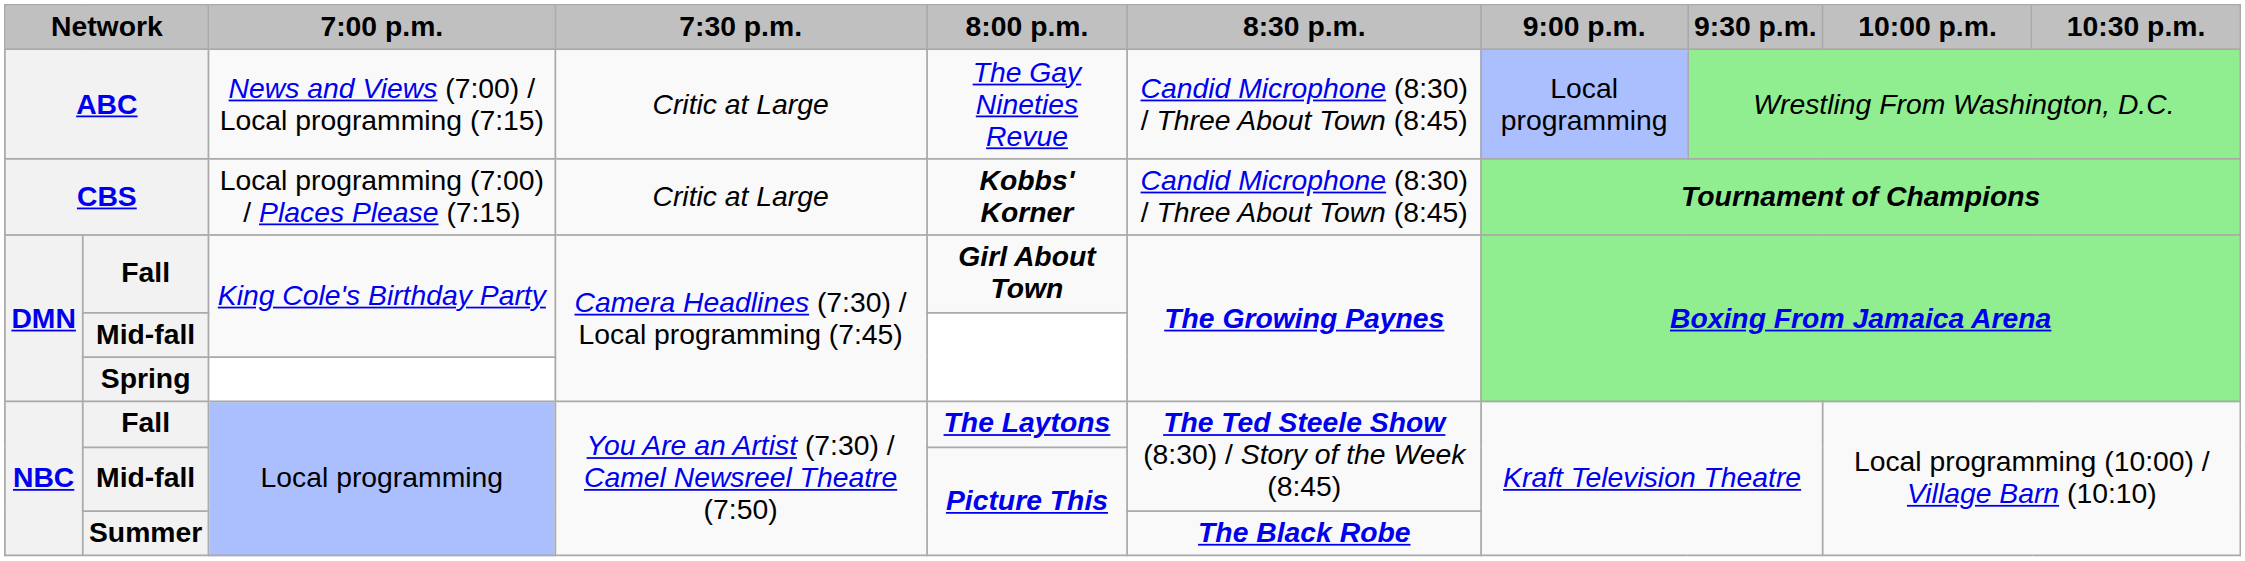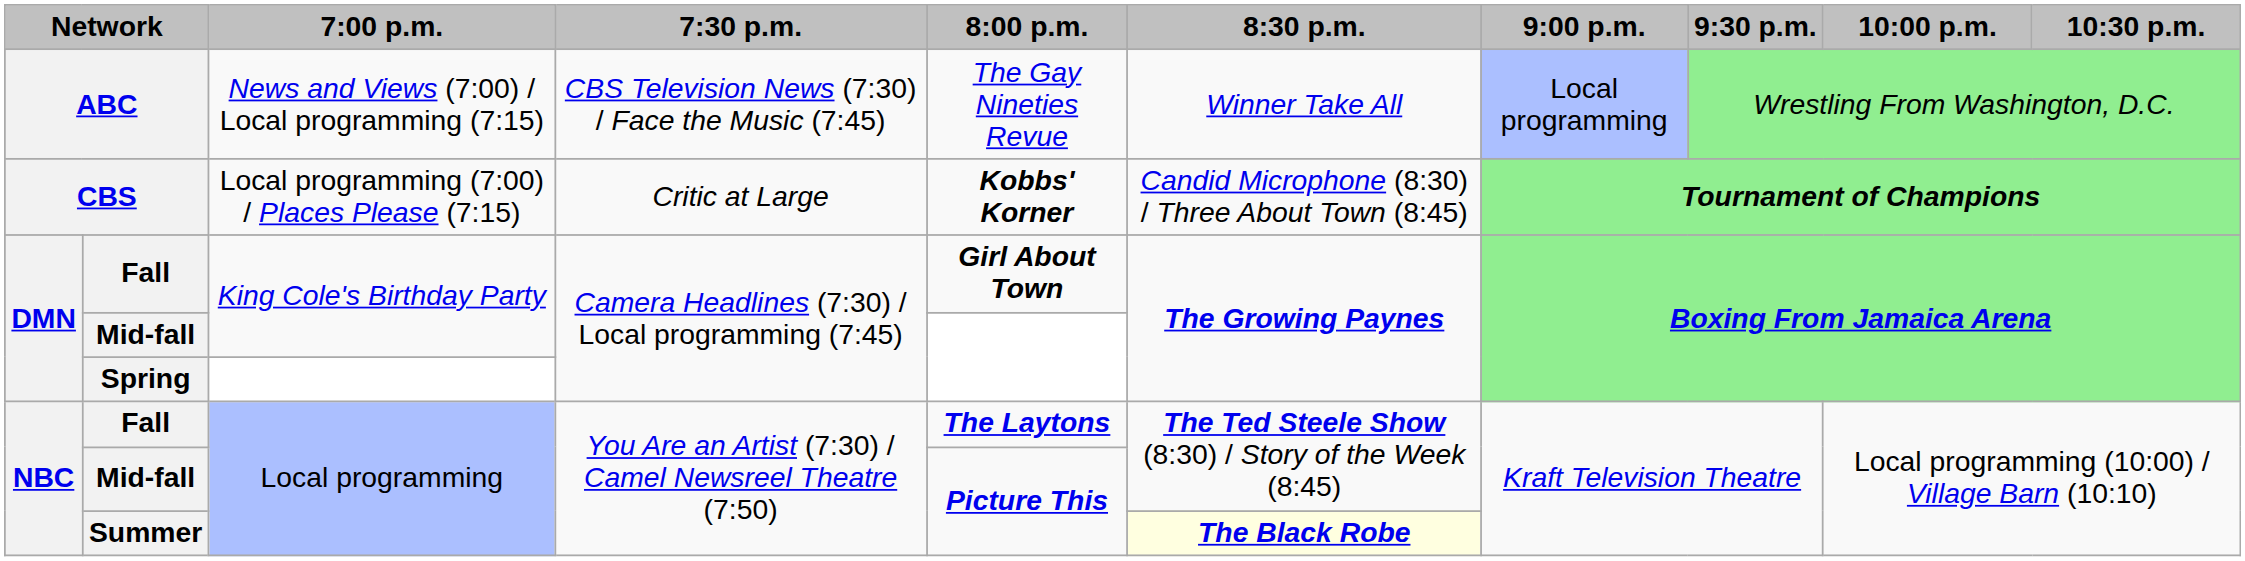(741, 103) Critic at Large -> (741, 103) CBS Television News (7:30) / Face the Music (7:45)
(1304, 103) Candid Microphone (8:30) / Three About Town (8:45) -> (1304, 103) Winner Take All
(1304, 532) no background -> (1304, 532) lightyellow background
